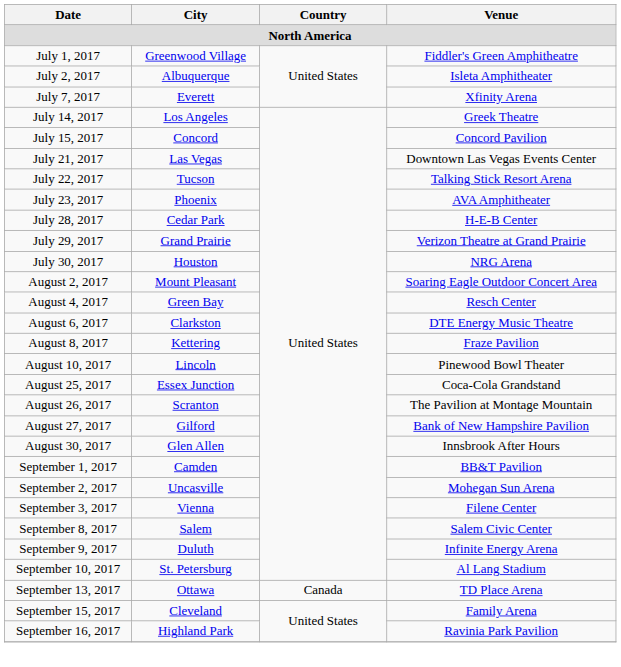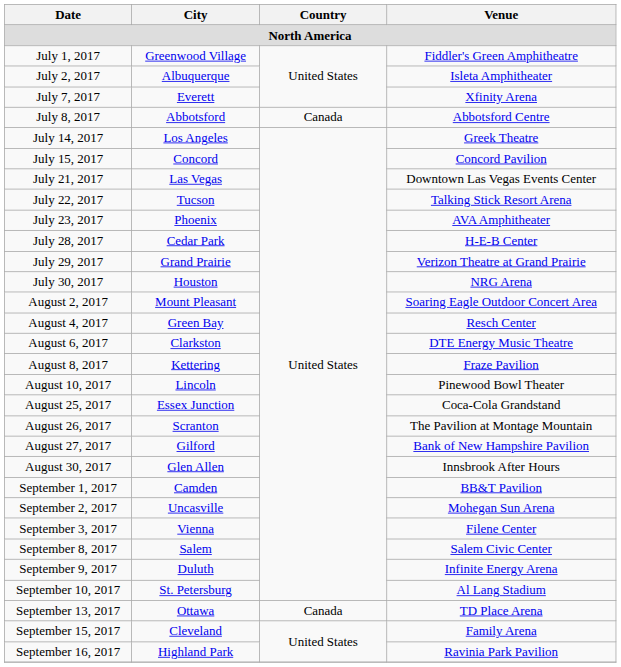+ row: (68, 117)
